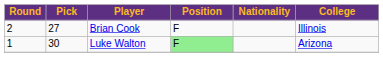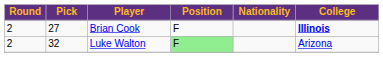(312, 28) normal -> (314, 28) bold
(9, 44) 1 -> (9, 44) 2
(54, 44) 30 -> (54, 44) 32
